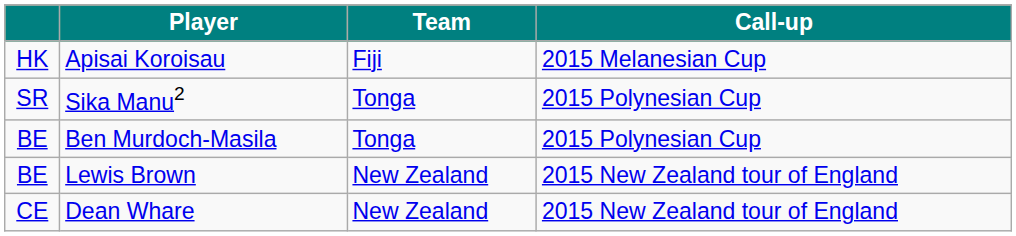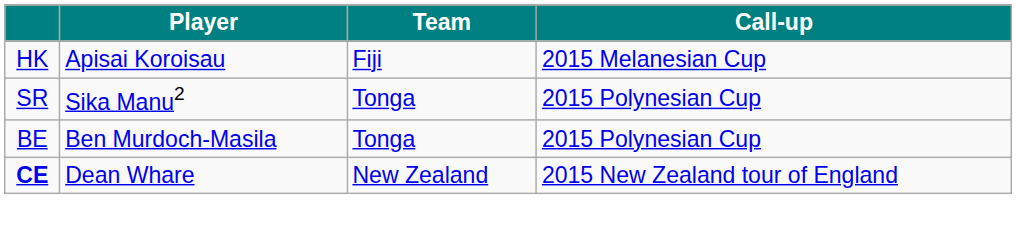- row: (131, 175)
(32, 211) normal -> (32, 175) bold
